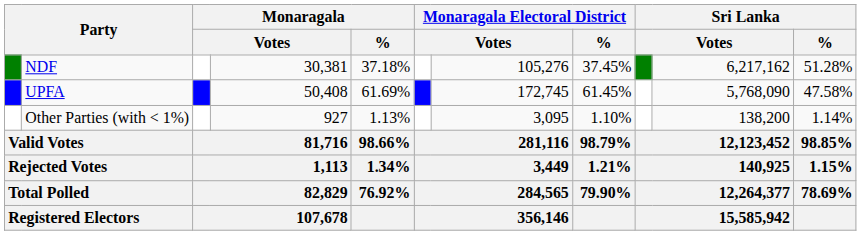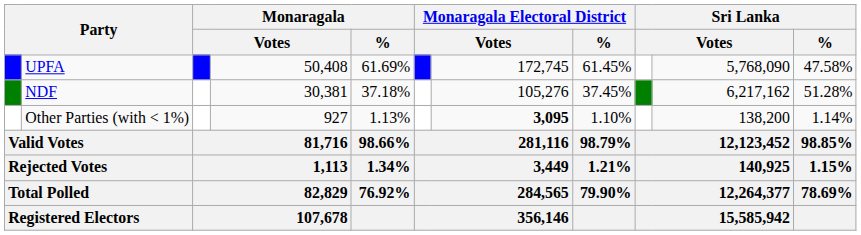rows swapped: (45, 92) <-> (41, 67)
(551, 117) normal -> (551, 117) bold
